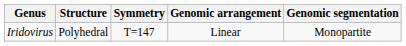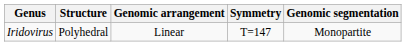columns swapped: (139, 13) <-> (226, 13)
